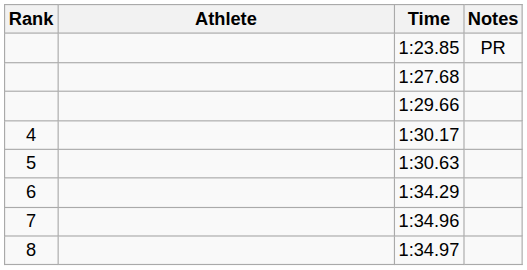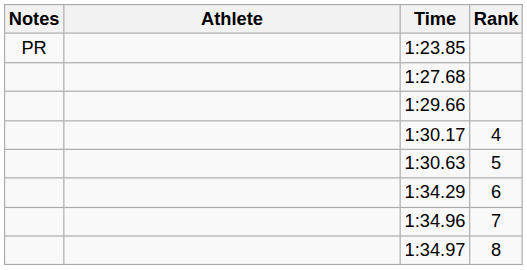columns swapped: (31, 18) <-> (493, 18)
